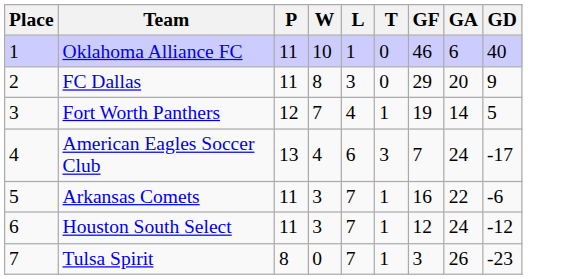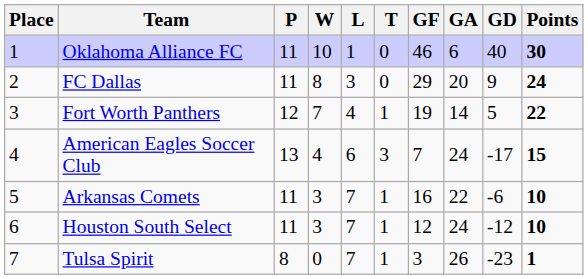+ column: (552, 19)
